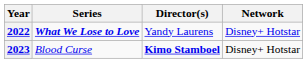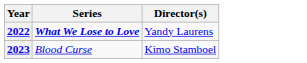- column: (263, 13)
(182, 49) bold -> (180, 49) normal
